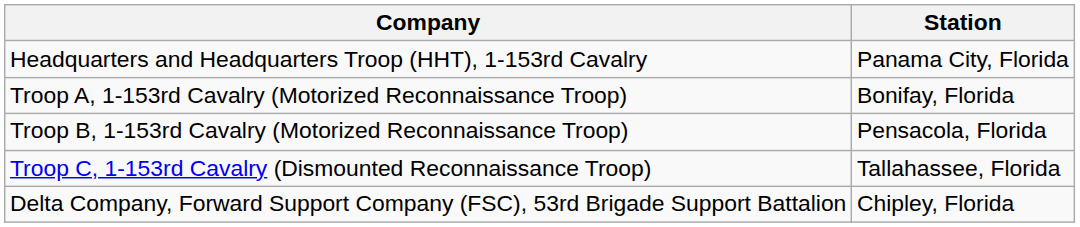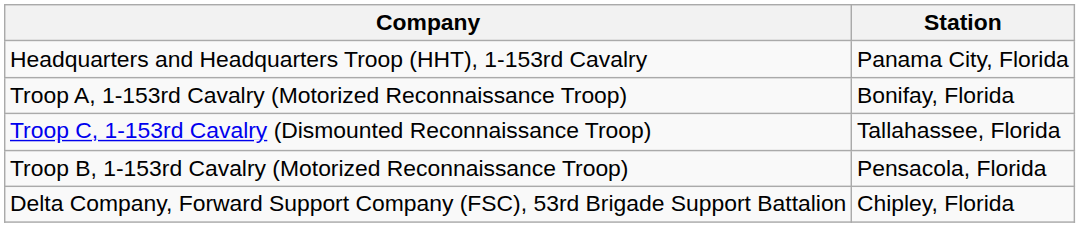rows swapped: (319, 131) <-> (331, 167)
